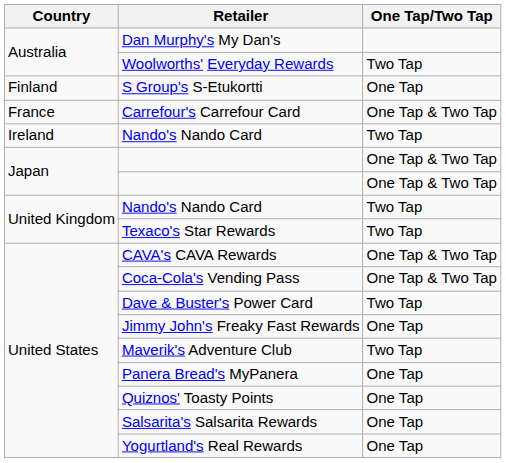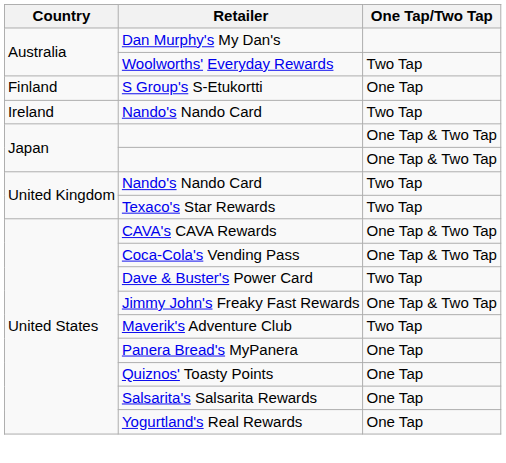- row: (31, 111)
(395, 326) One Tap -> (432, 302) One Tap & Two Tap
